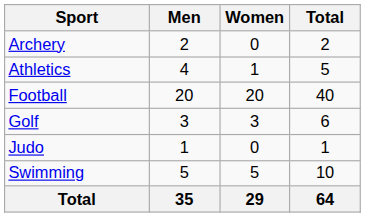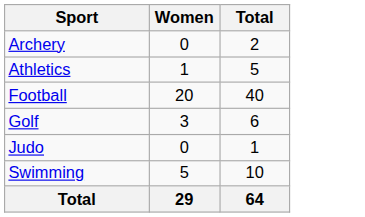- column: (184, 18)
